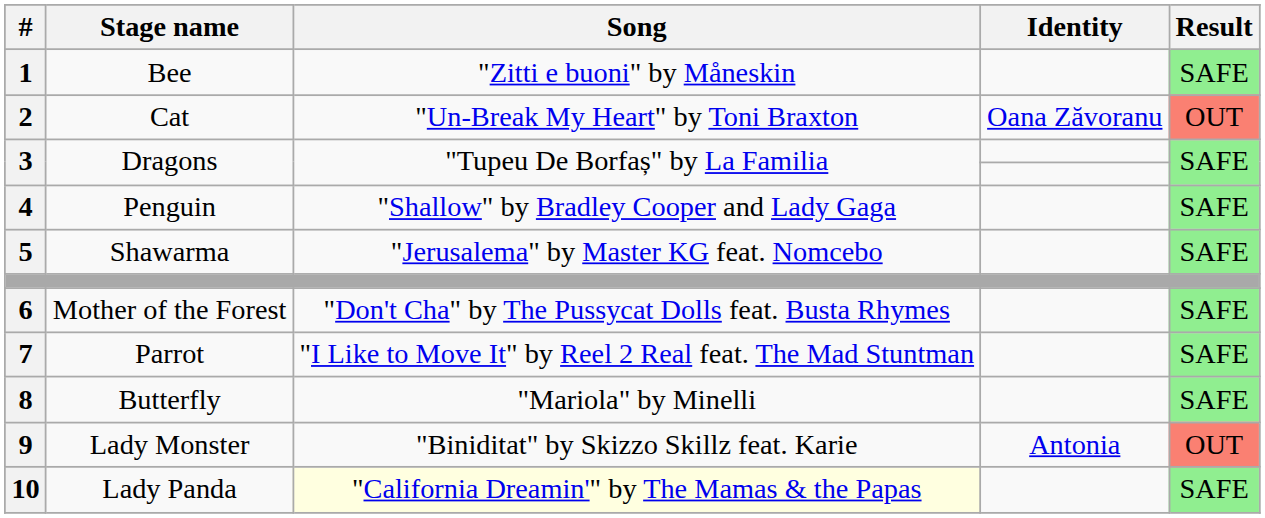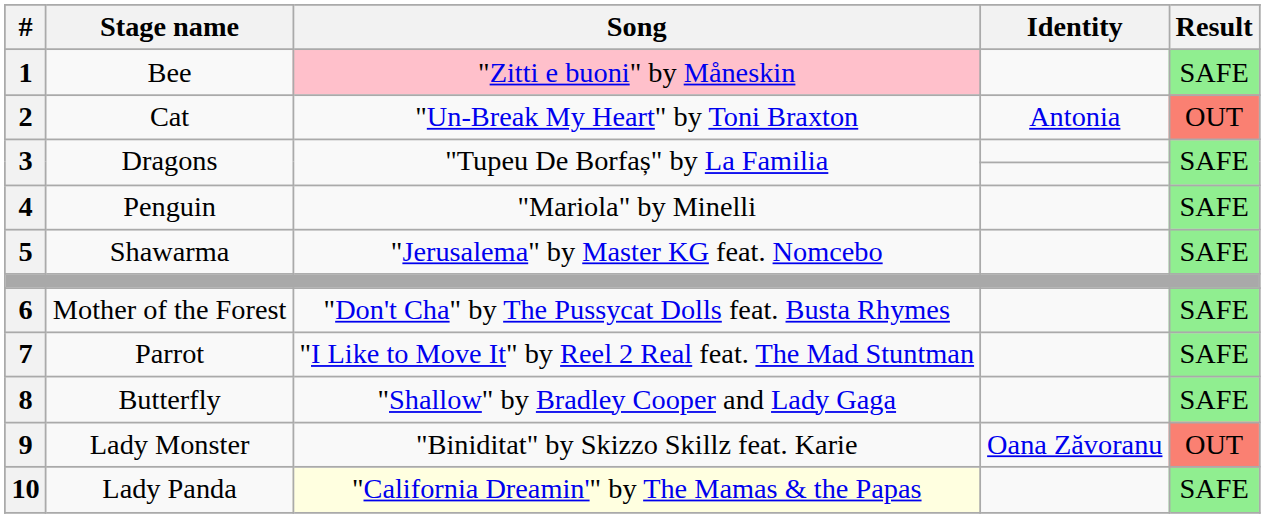(637, 71) no background -> (637, 71) pink background
(1075, 116) Oana Zăvoranu -> (1075, 116) Antonia
(637, 206) "Shallow" by Bradley Cooper and Lady Gaga -> (637, 206) "Mariola" by Minelli
(637, 399) "Mariola" by Minelli -> (637, 399) "Shallow" by Bradley Cooper and Lady Gaga
(1075, 444) Antonia -> (1075, 444) Oana Zăvoranu
